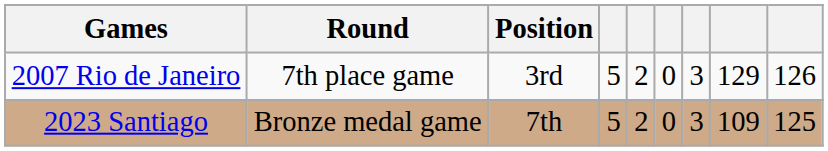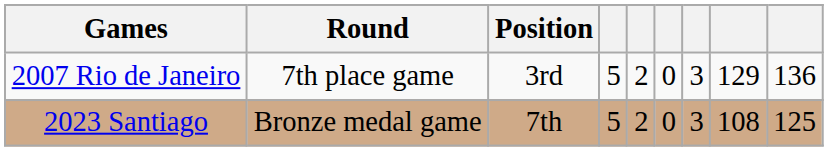(795, 75) 126 -> (795, 75) 136
(738, 122) 109 -> (738, 122) 108
